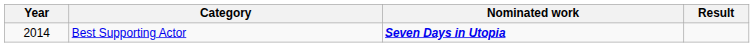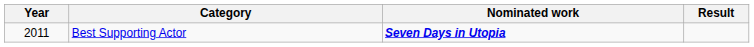(37, 32) 2014 -> (37, 32) 2011
